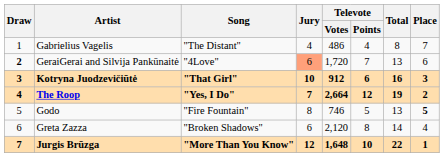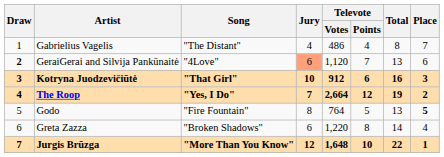(336, 62) 1,720 -> (336, 62) 1,120
(336, 111) 746 -> (336, 111) 764
(336, 128) 2,120 -> (336, 128) 1,220
